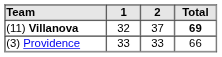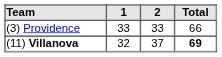rows swapped: (42, 28) <-> (43, 43)
